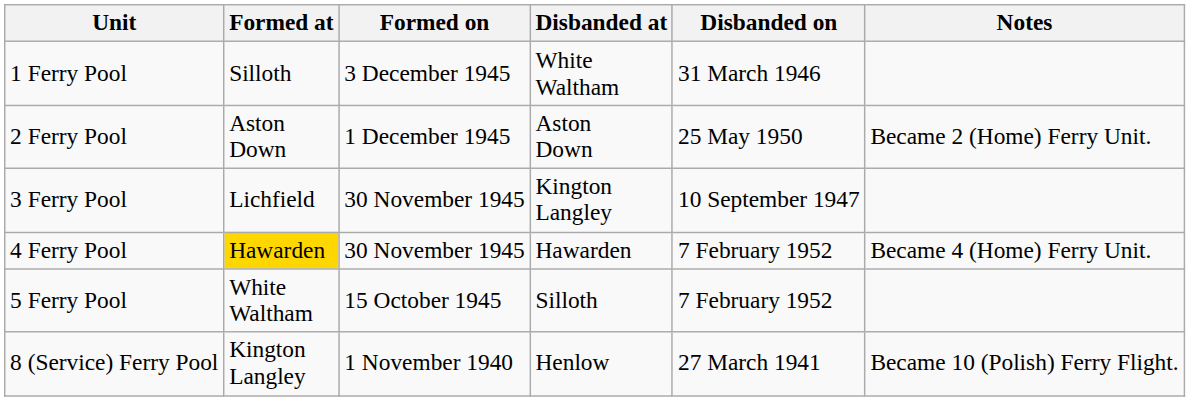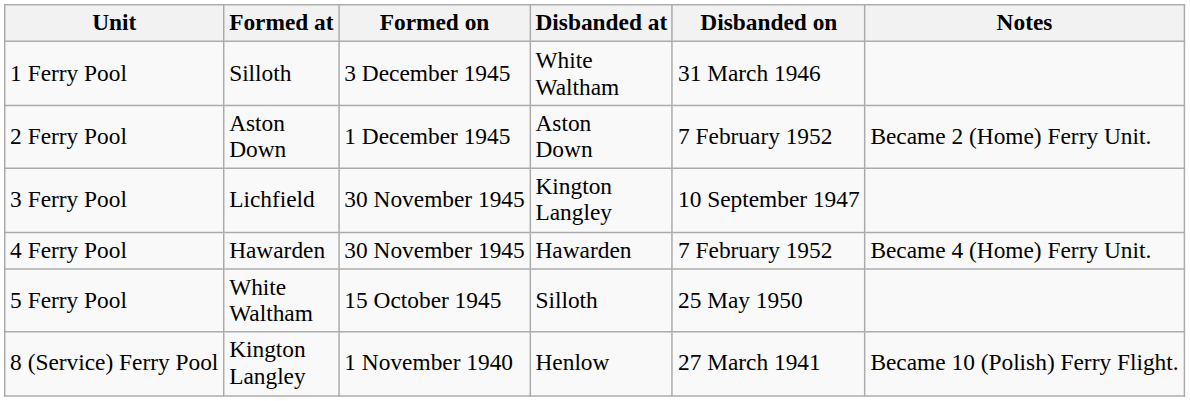(740, 136) 25 May 1950 -> (755, 136) 7 February 1952
(277, 250) gold background -> (277, 250) no background
(755, 300) 7 February 1952 -> (740, 300) 25 May 1950
